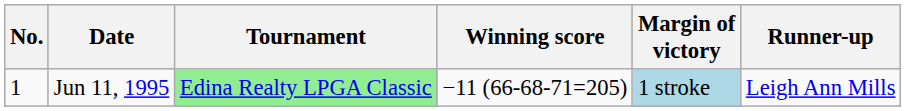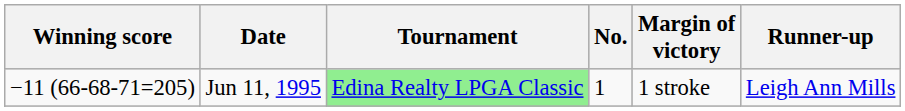columns swapped: (27, 36) <-> (535, 36)
(674, 87) lightblue background -> (674, 87) no background
